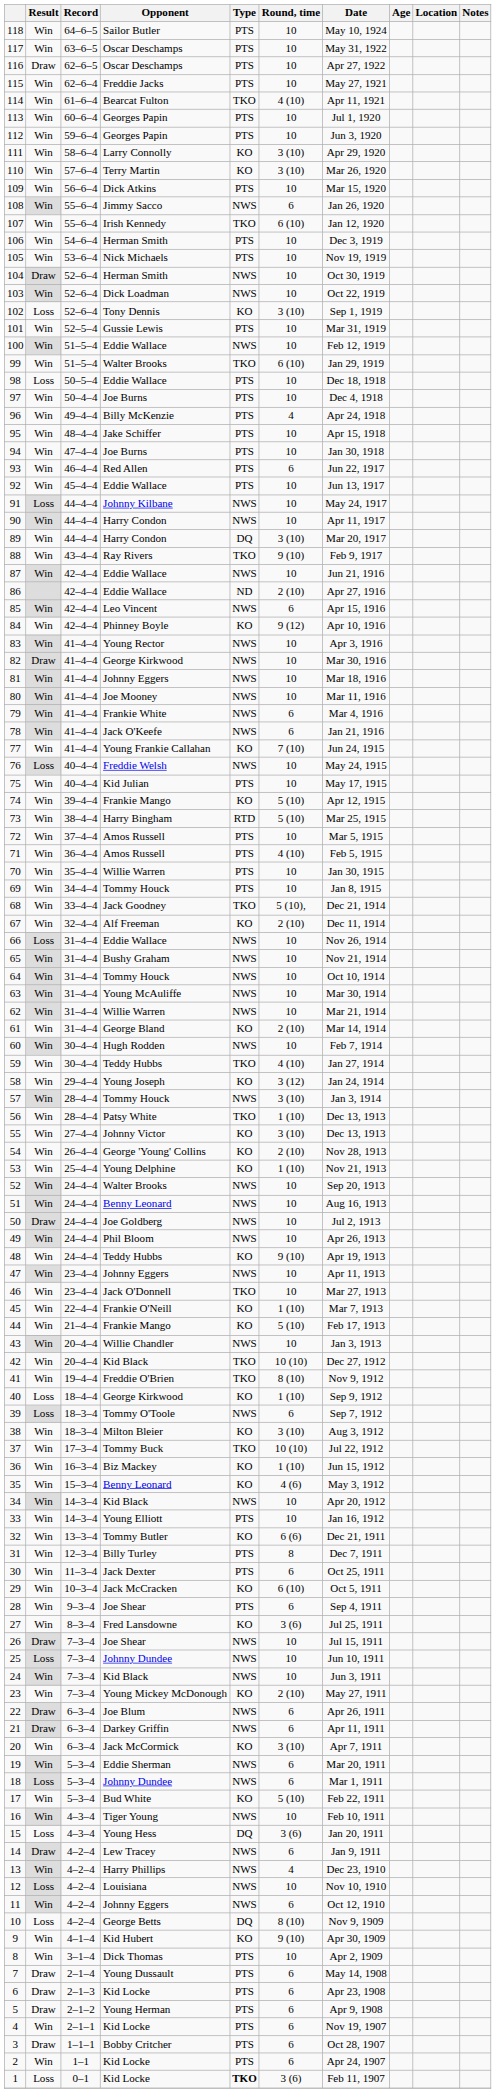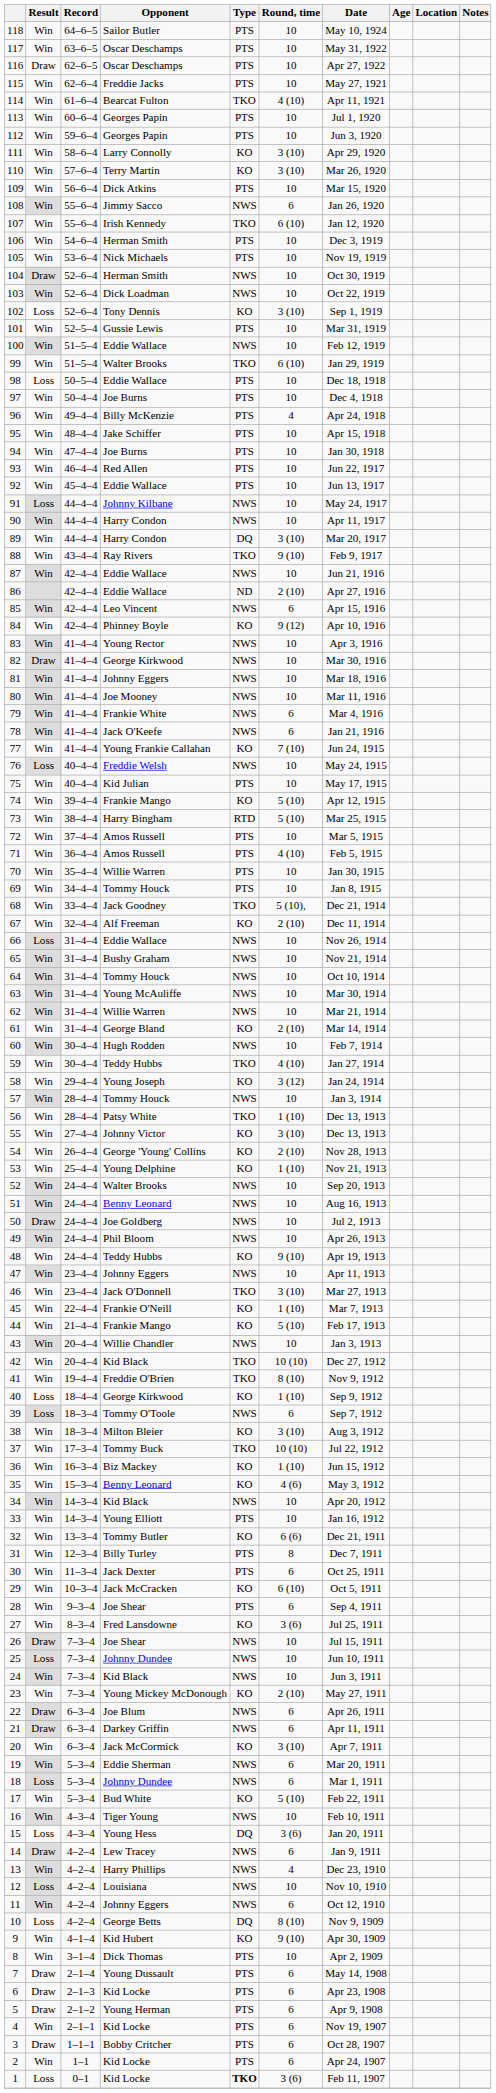(291, 468) 6 -> (291, 468) 10
(291, 1098) 3 (10) -> (291, 1098) 10
(291, 1291) 10 -> (291, 1291) 3 (10)
